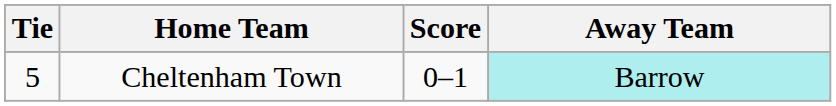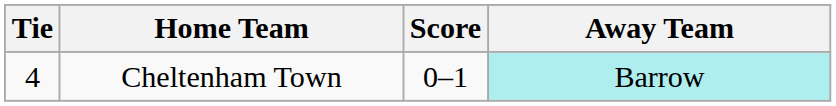(32, 76) 5 -> (32, 76) 4
